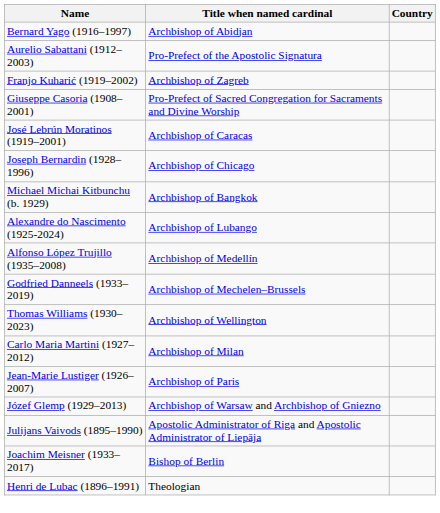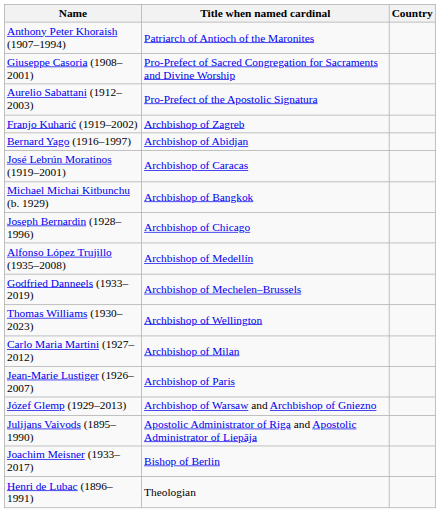+ row: (62, 37)
rows swapped: (69, 31) <-> (65, 104)
rows swapped: (64, 166) <-> (68, 197)
- row: (66, 227)
